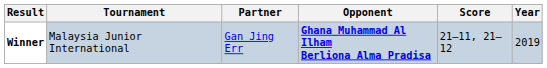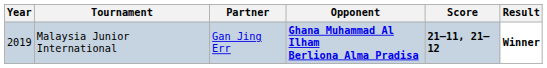columns swapped: (528, 13) <-> (26, 13)
(471, 42) normal -> (458, 42) bold
